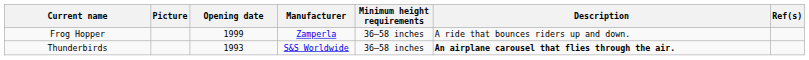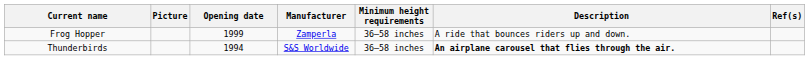(234, 48) 1993 -> (234, 48) 1994
